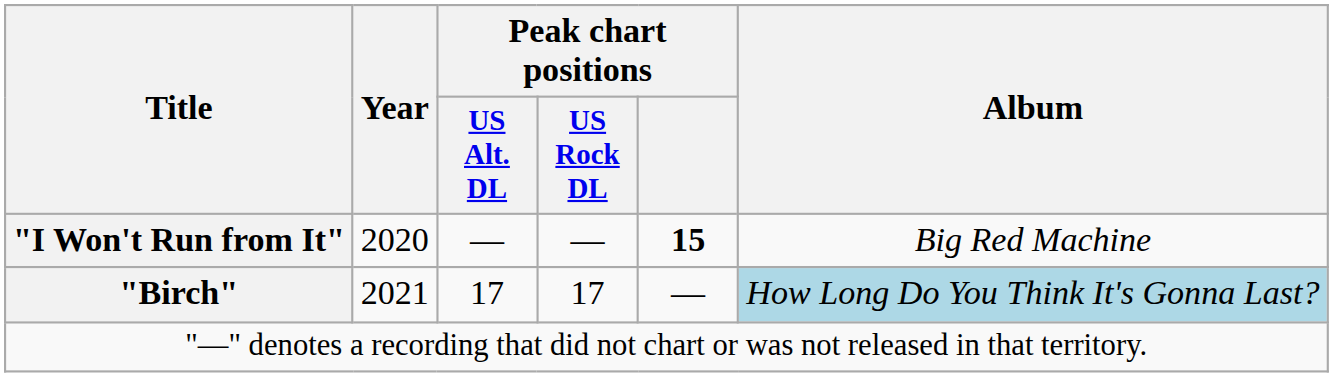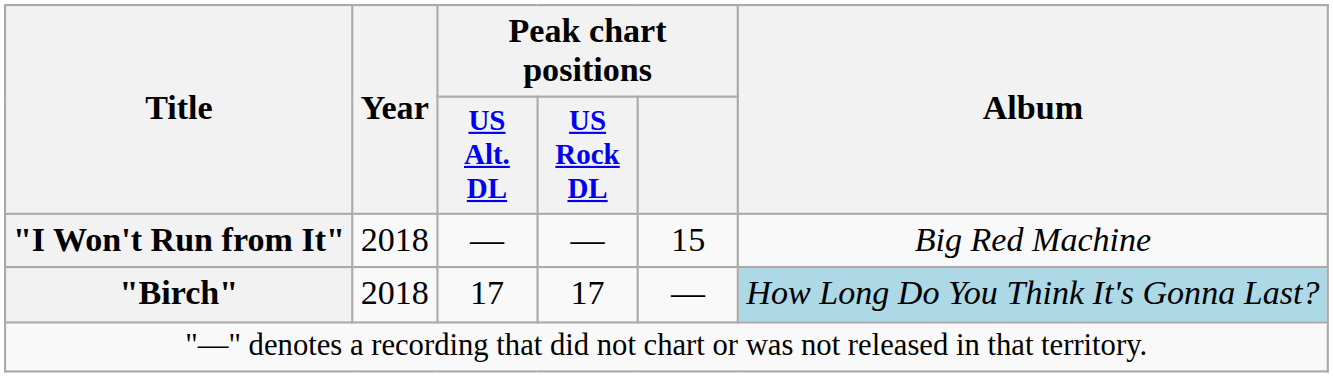(395, 239) 2020 -> (395, 239) 2018
(688, 239) bold -> (688, 239) normal
(395, 293) 2021 -> (395, 293) 2018
